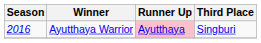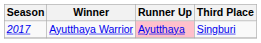(19, 29) 2016 -> (19, 29) 2017
